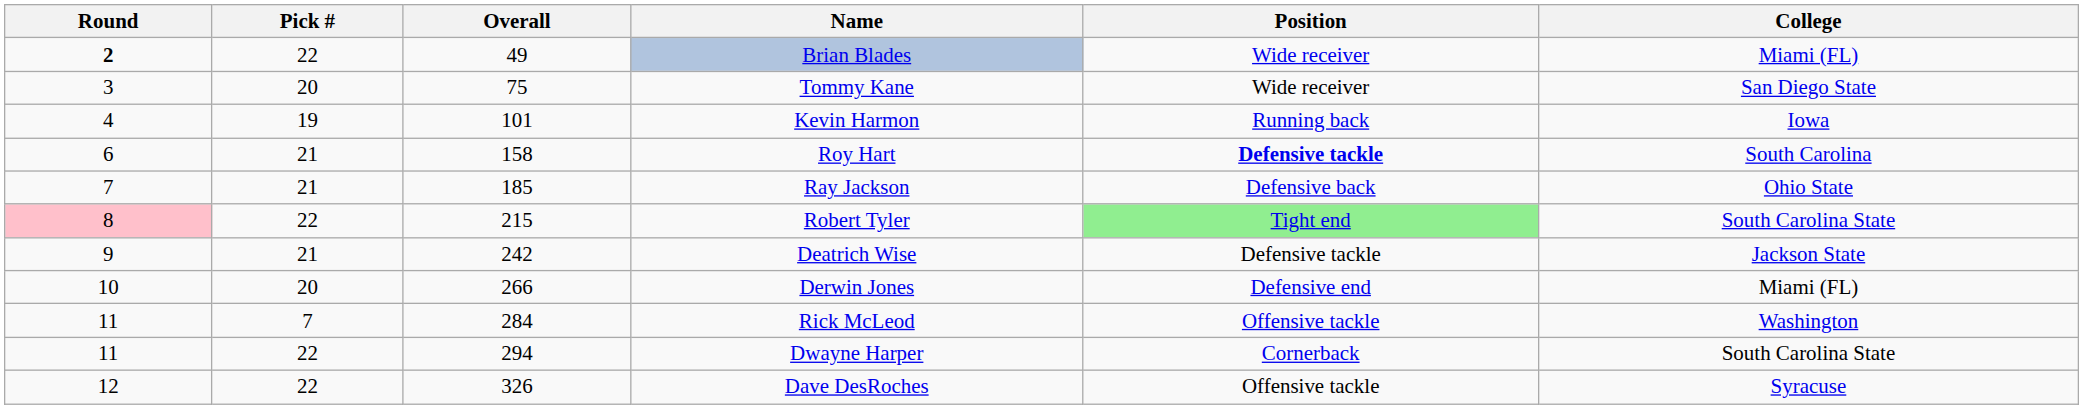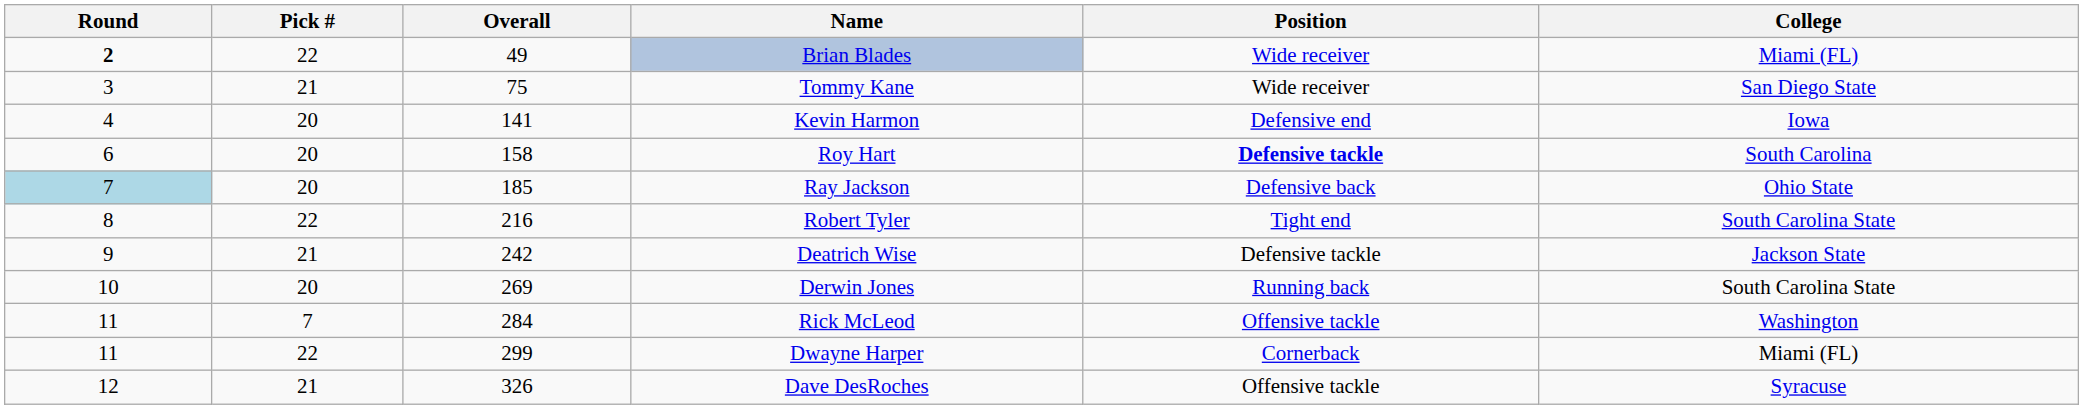(307, 87) 20 -> (307, 87) 21
(307, 120) 19 -> (307, 120) 20
(517, 120) 101 -> (517, 120) 141
(1311, 120) Running back -> (1311, 120) Defensive end
(307, 154) 21 -> (307, 154) 20
(108, 187) no background -> (108, 187) lightblue background
(307, 187) 21 -> (307, 187) 20
(108, 220) pink background -> (108, 220) no background
(517, 220) 215 -> (517, 220) 216
(1311, 220) lightgreen background -> (1311, 220) no background
(517, 287) 266 -> (517, 287) 269
(1311, 287) Defensive end -> (1311, 287) Running back
(1808, 287) Miami (FL) -> (1808, 287) South Carolina State
(517, 353) 294 -> (517, 353) 299
(1808, 353) South Carolina State -> (1808, 353) Miami (FL)
(307, 386) 22 -> (307, 386) 21
